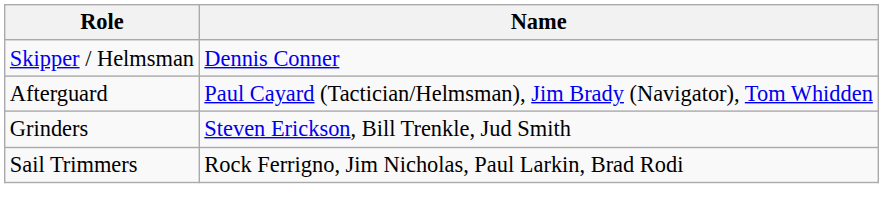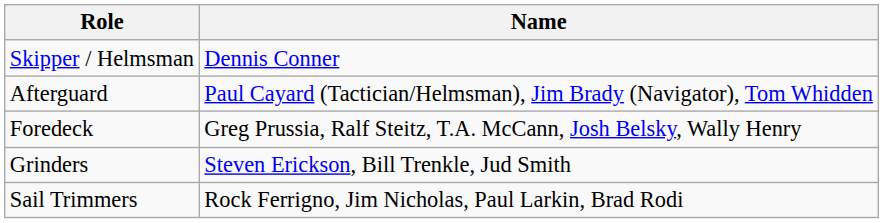+ row: (52, 128)
